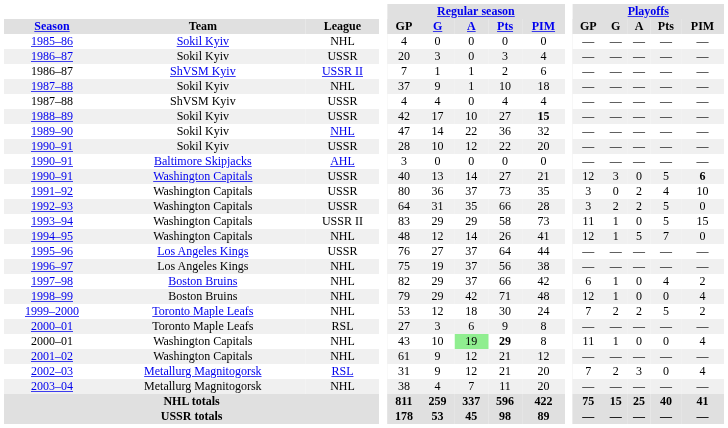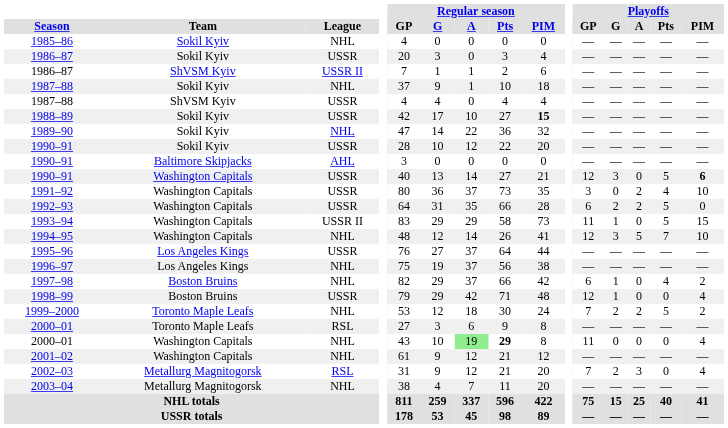(588, 206) 3 -> (588, 206) 6
(616, 236) 1 -> (616, 236) 3
(702, 236) 0 -> (702, 236) 10
(342, 296) NHL -> (342, 296) USSR
(616, 341) 1 -> (616, 341) 0
